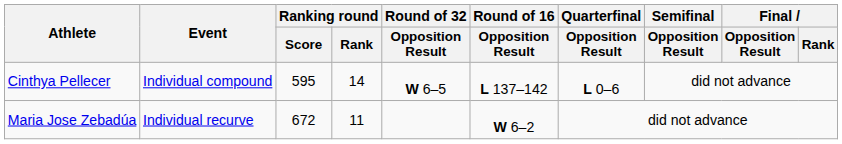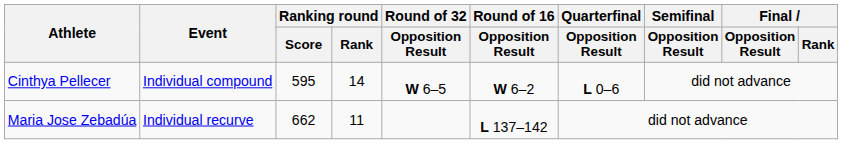(514, 90) L 137–142 -> (514, 90) W 6–2
(304, 120) 672 -> (304, 120) 662
(514, 128) W 6–2 -> (514, 128) L 137–142
